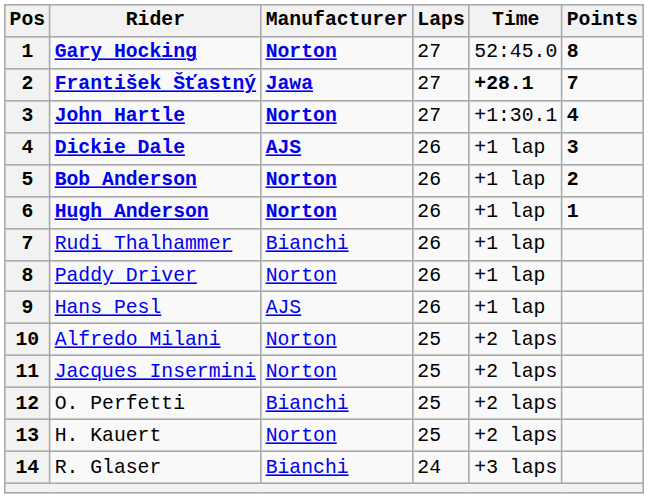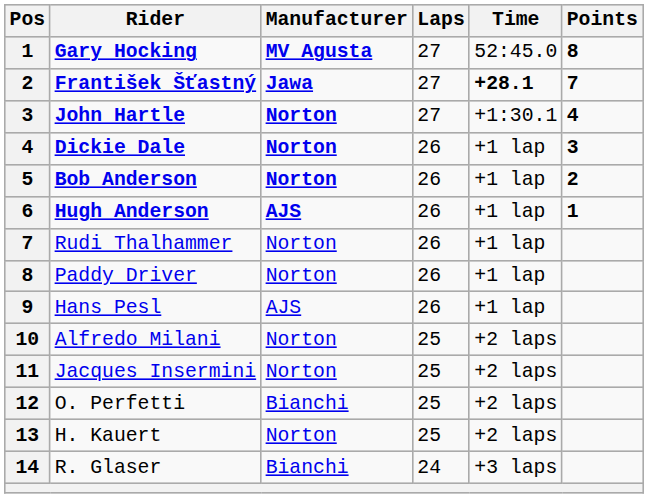(301, 53) Norton -> (319, 53) MV Agusta
(283, 149) AJS -> (301, 149) Norton
(301, 212) Norton -> (283, 212) AJS
(307, 244) Bianchi -> (301, 244) Norton
